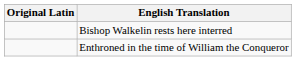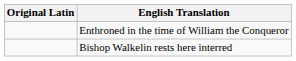rows swapped: (156, 30) <-> (184, 47)
